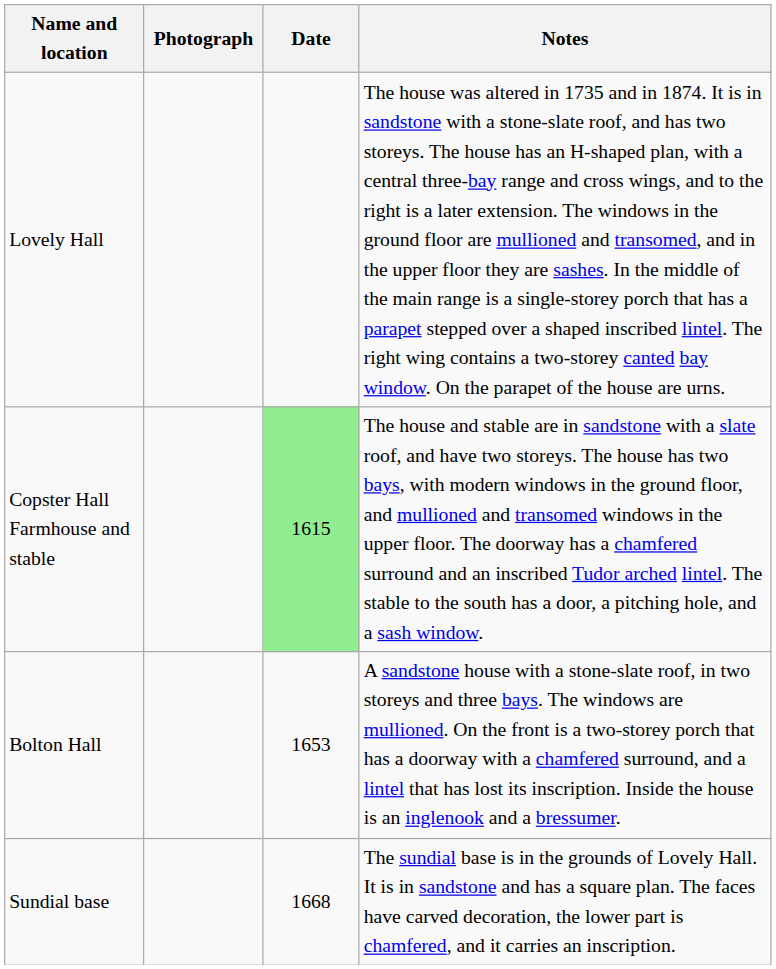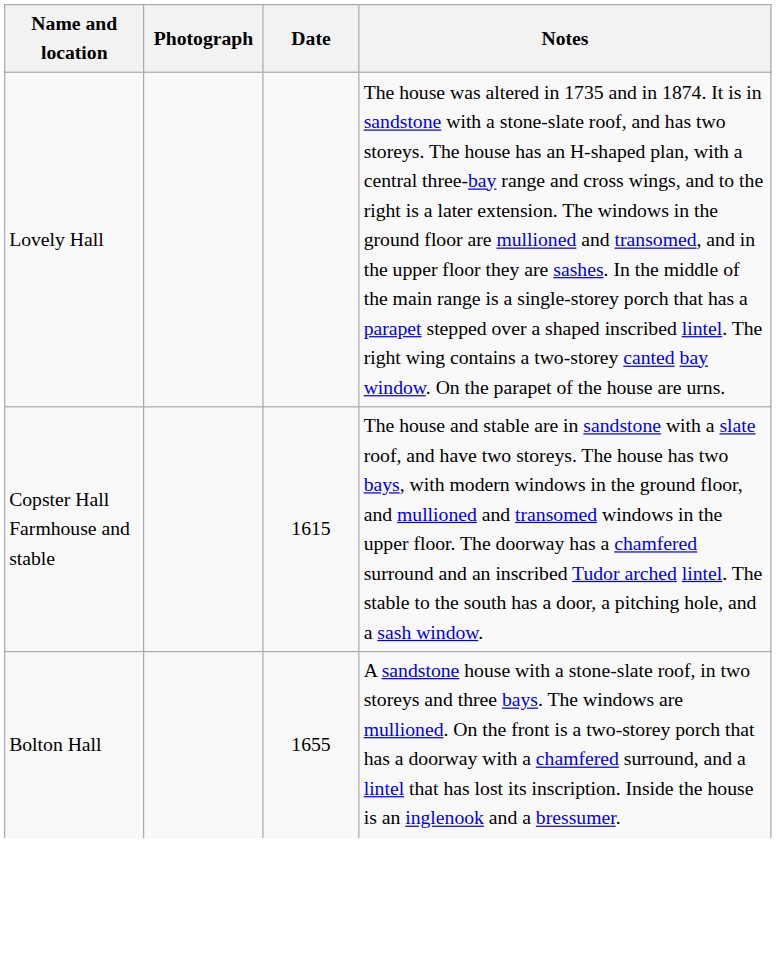(311, 529) lightgreen background -> (311, 529) no background
(311, 744) 1653 -> (311, 744) 1655
- row: (59, 901)
